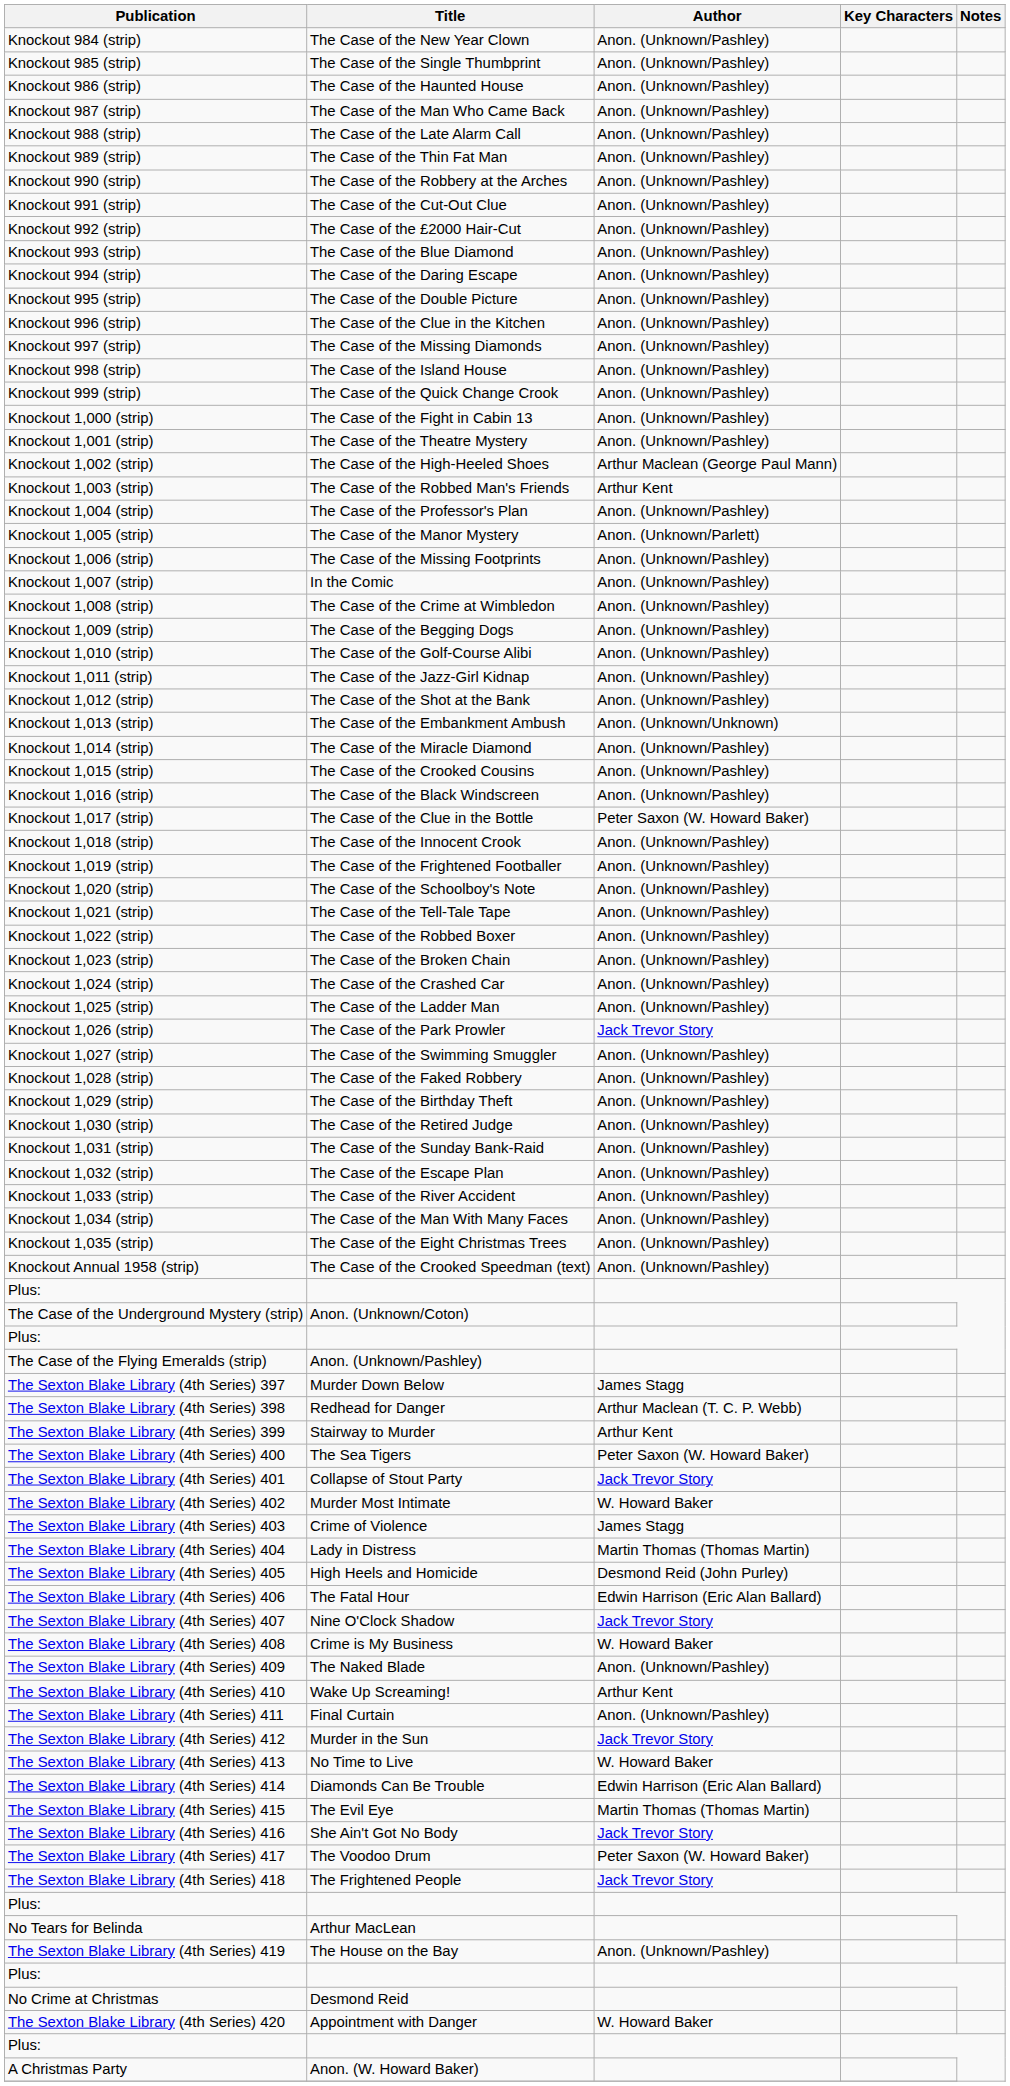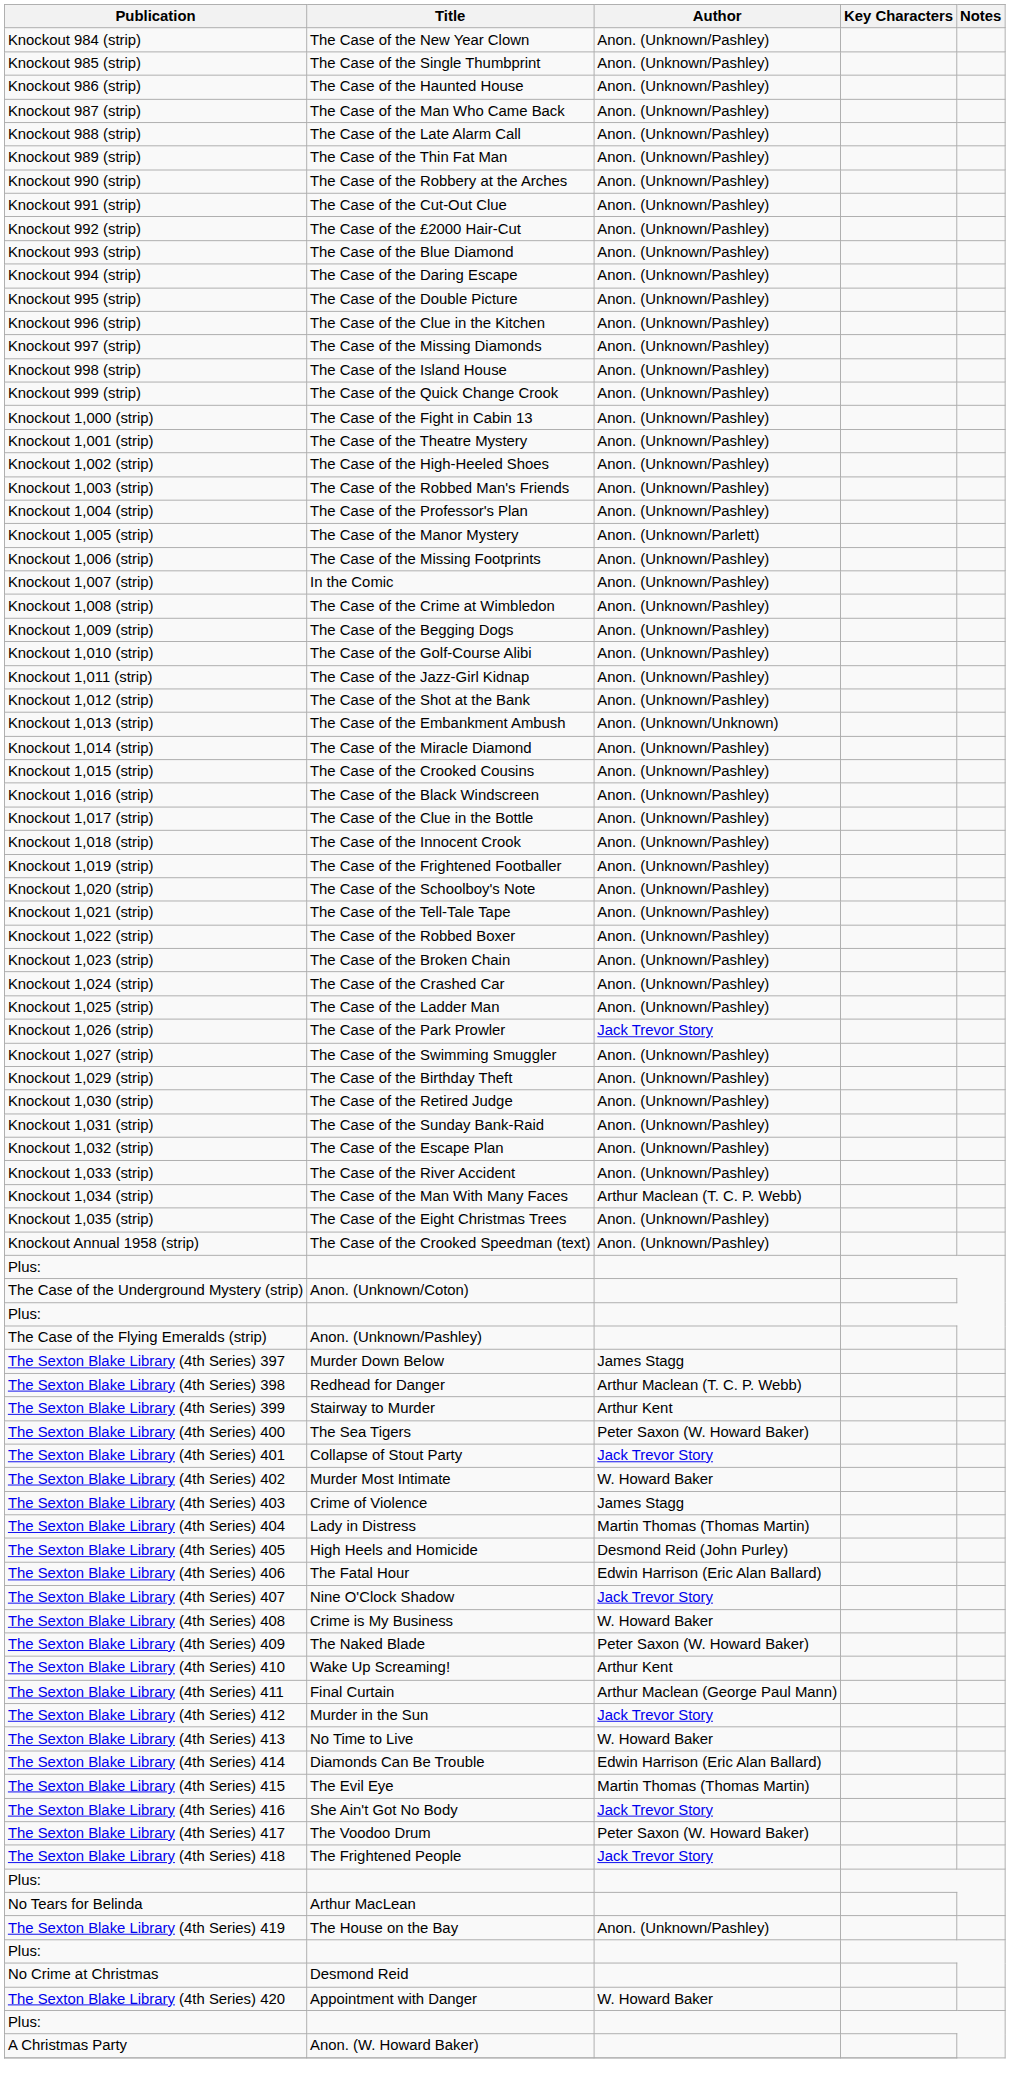(717, 464) Arthur Maclean (George Paul Mann) -> (683, 464) Anon. (Unknown/Pashley)
(635, 488) Arthur Kent -> (683, 488) Anon. (Unknown/Pashley)
(703, 818) Peter Saxon (W. Howard Baker) -> (683, 818) Anon. (Unknown/Pashley)
- row: (81, 1078)
(683, 1219) Anon. (Unknown/Pashley) -> (700, 1196) Arthur Maclean (T. C. P. Webb)
(683, 1668) Anon. (Unknown/Pashley) -> (703, 1644) Peter Saxon (W. Howard Baker)
(683, 1715) Anon. (Unknown/Pashley) -> (717, 1691) Arthur Maclean (George Paul Mann)
